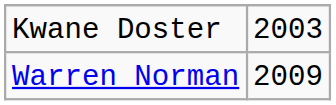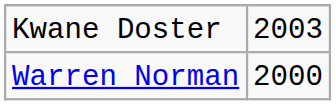(288, 76) 2009 -> (288, 76) 2000
